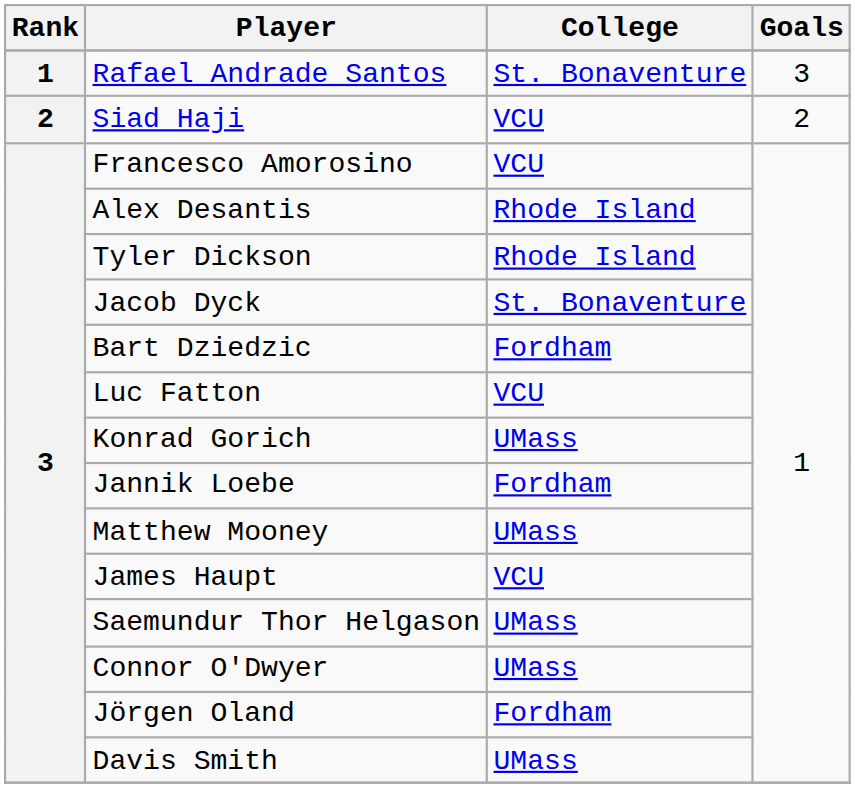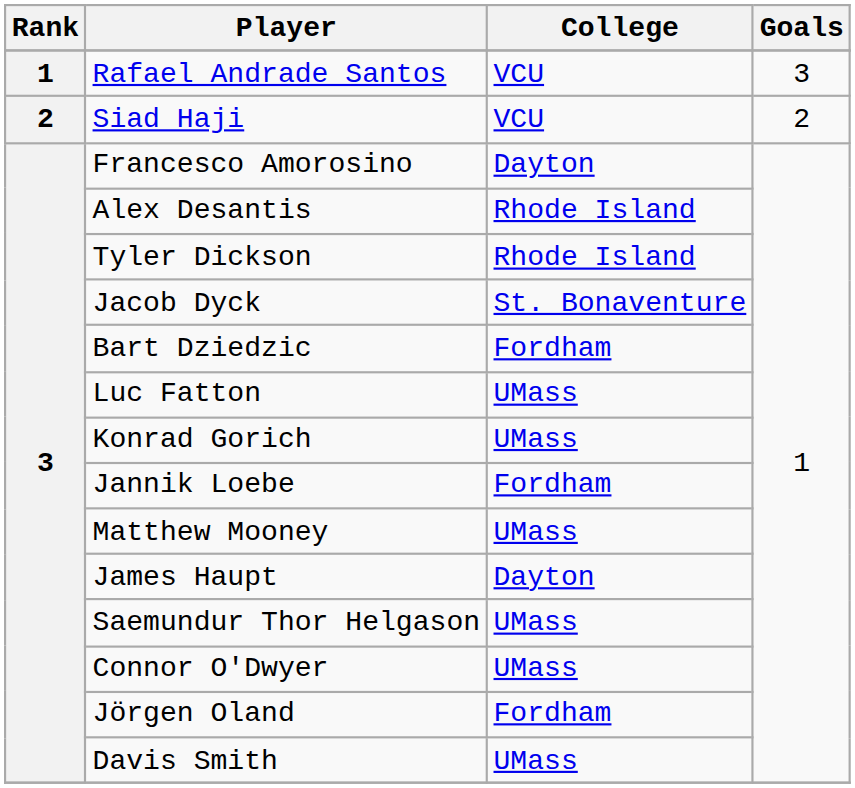(620, 74) St. Bonaventure -> (519, 74) VCU
(519, 165) VCU -> (544, 165) Dayton
(519, 394) VCU -> (536, 394) UMass
(519, 577) VCU -> (544, 577) Dayton
